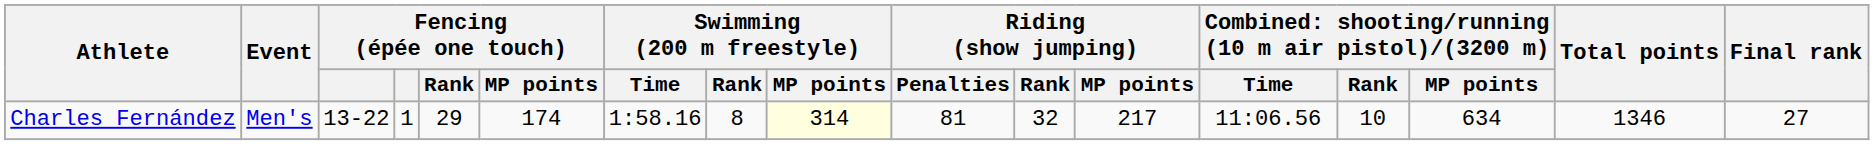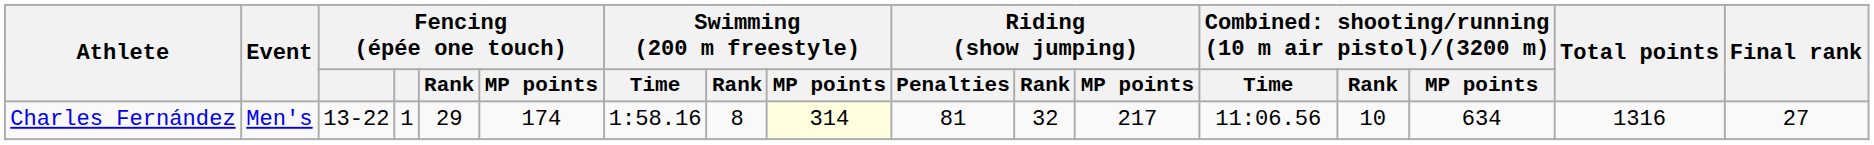(1640, 120) 1346 -> (1640, 120) 1316
